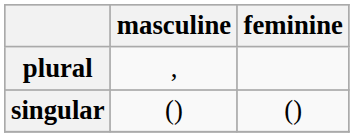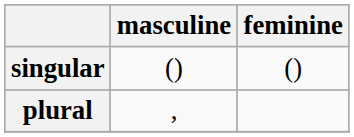rows swapped: (58, 110) <-> (58, 68)
